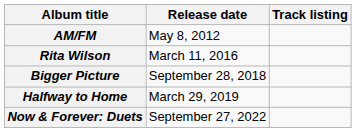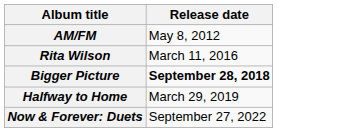- column: (310, 14)
(207, 76) normal -> (209, 76) bold
